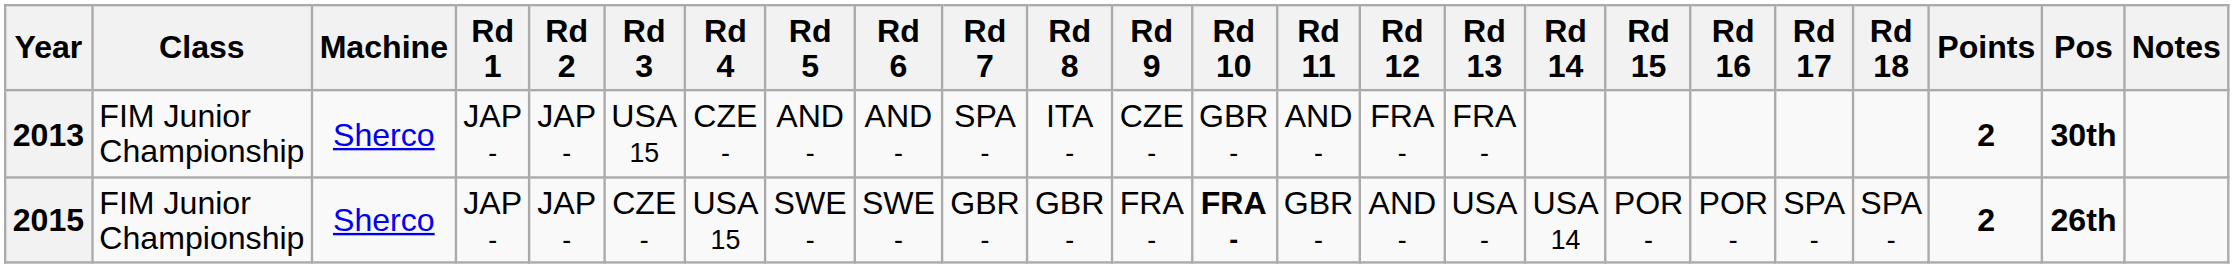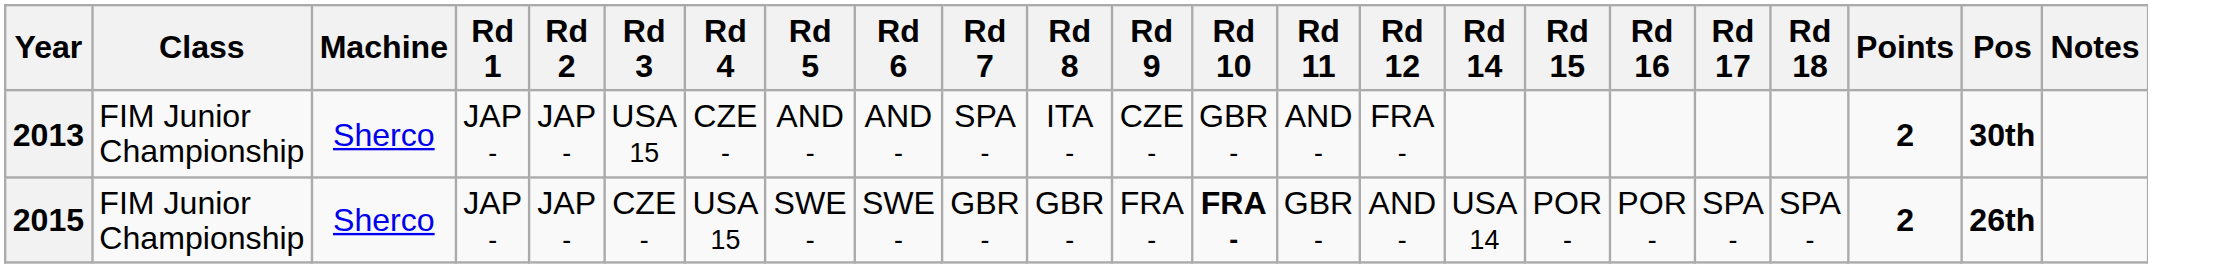- column: (1484, 48)
